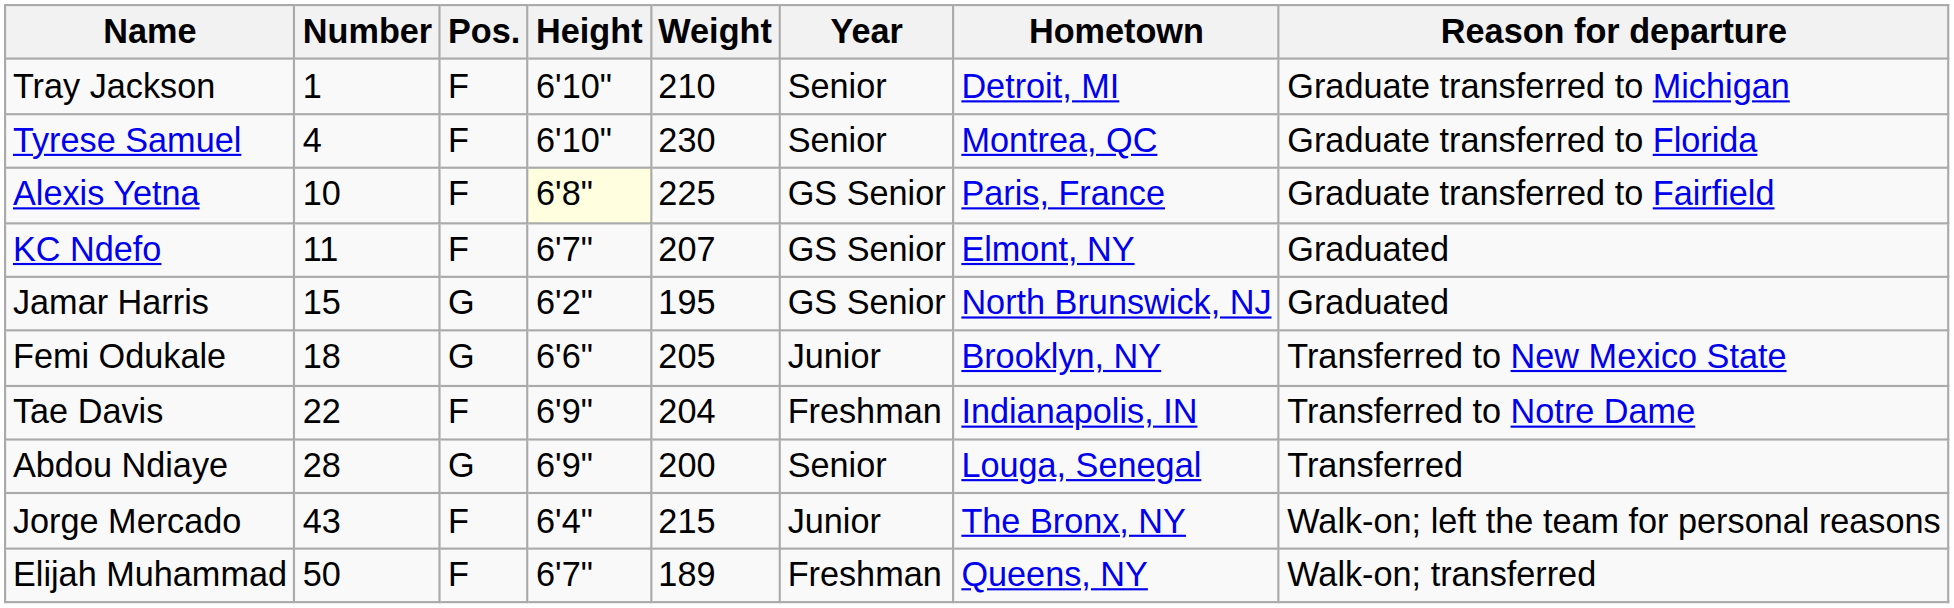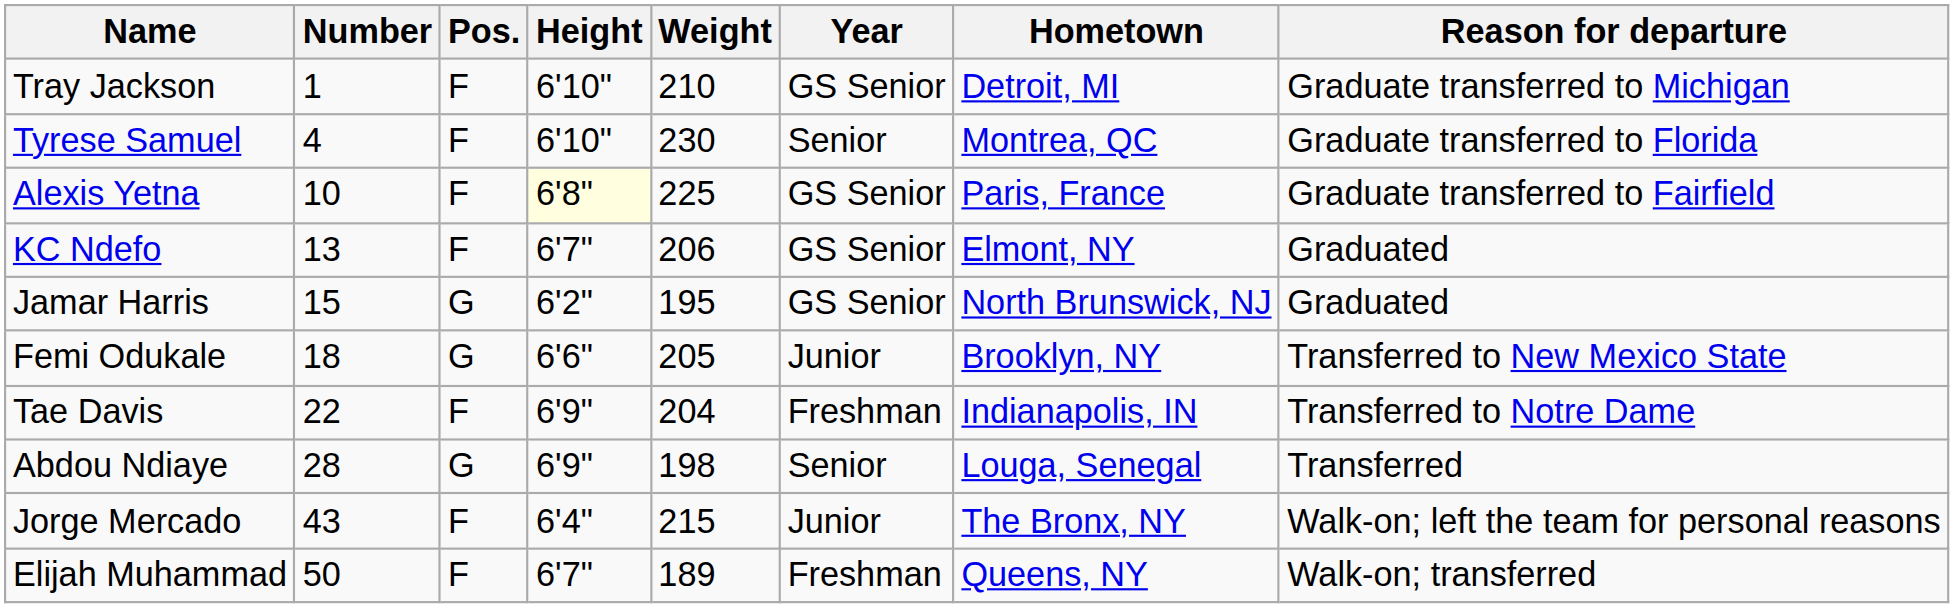(837, 85) Senior -> (867, 85) GS Senior
(321, 248) 11 -> (322, 248) 13
(687, 248) 207 -> (687, 248) 206
(687, 466) 200 -> (687, 466) 198
